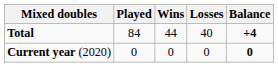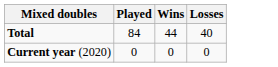- column: (250, 14)
